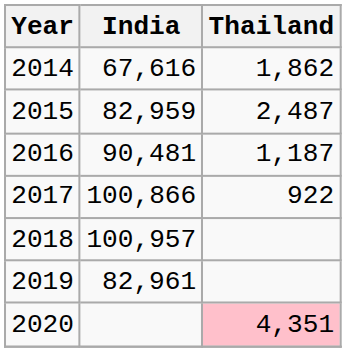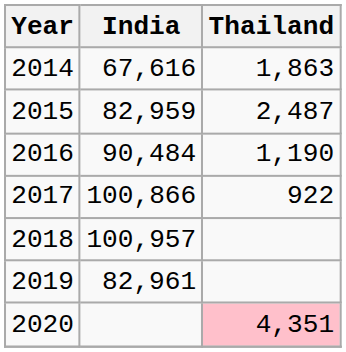(295, 69) 1,862 -> (295, 69) 1,863
(149, 154) 90,481 -> (149, 154) 90,484
(295, 154) 1,187 -> (295, 154) 1,190
